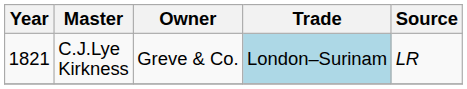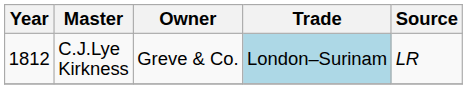(29, 58) 1821 -> (29, 58) 1812
